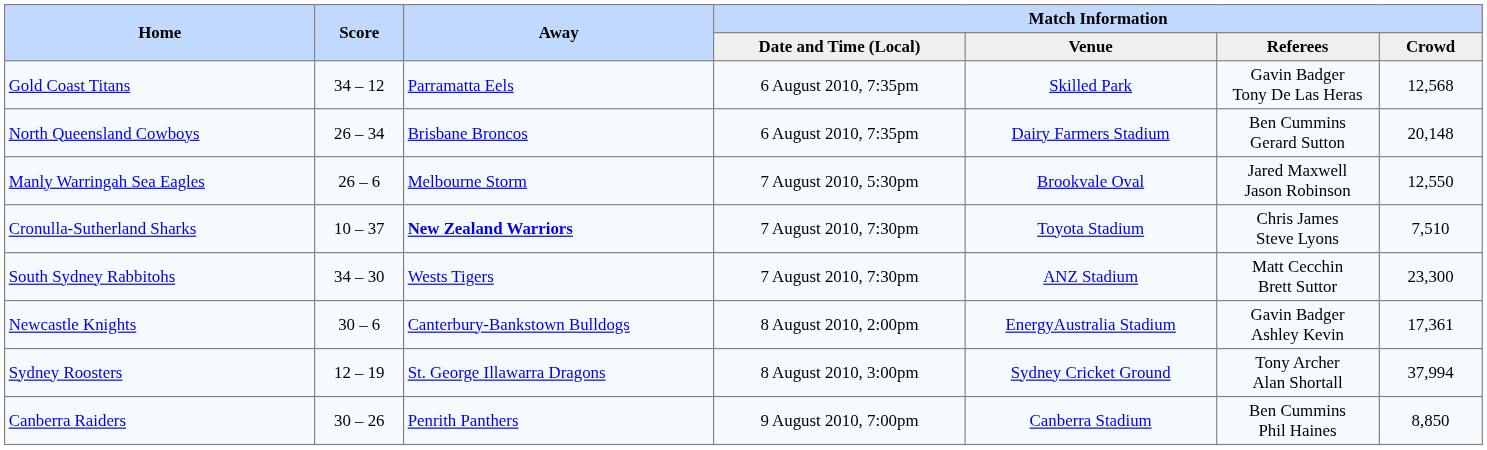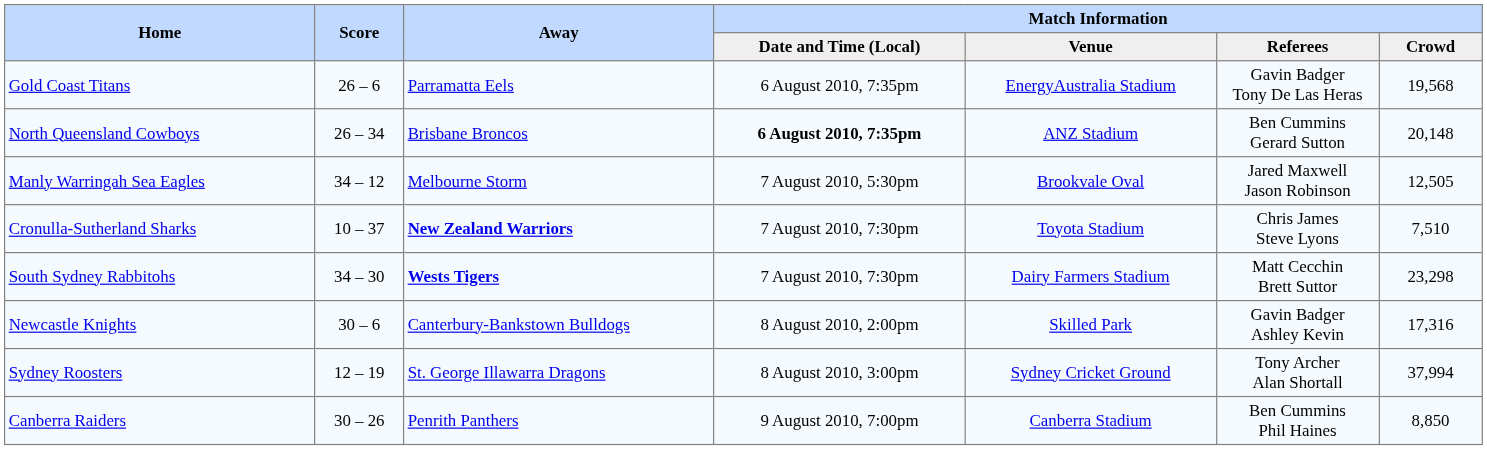(359, 84) 34 – 12 -> (359, 84) 26 – 6
(1091, 84) Skilled Park -> (1091, 84) EnergyAustralia Stadium
(1431, 84) 12,568 -> (1431, 84) 19,568
(839, 132) normal -> (839, 132) bold
(1091, 132) Dairy Farmers Stadium -> (1091, 132) ANZ Stadium
(359, 180) 26 – 6 -> (359, 180) 34 – 12
(1431, 180) 12,550 -> (1431, 180) 12,505
(451, 276) normal -> (453, 276) bold
(1091, 276) ANZ Stadium -> (1091, 276) Dairy Farmers Stadium
(1431, 276) 23,300 -> (1431, 276) 23,298
(1091, 324) EnergyAustralia Stadium -> (1091, 324) Skilled Park
(1431, 324) 17,361 -> (1431, 324) 17,316
